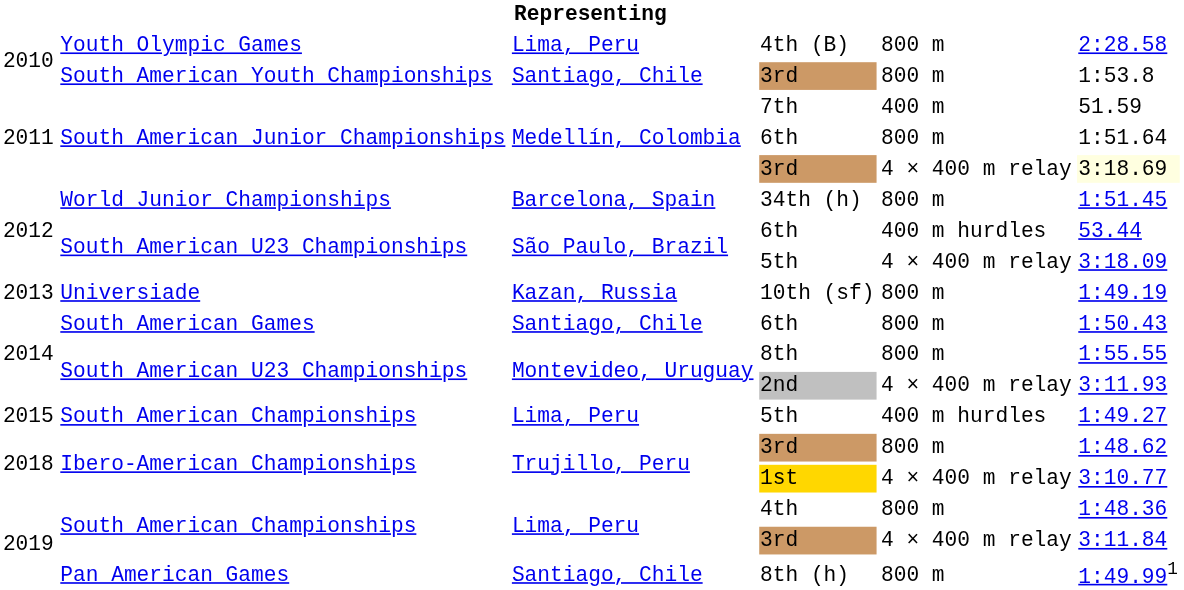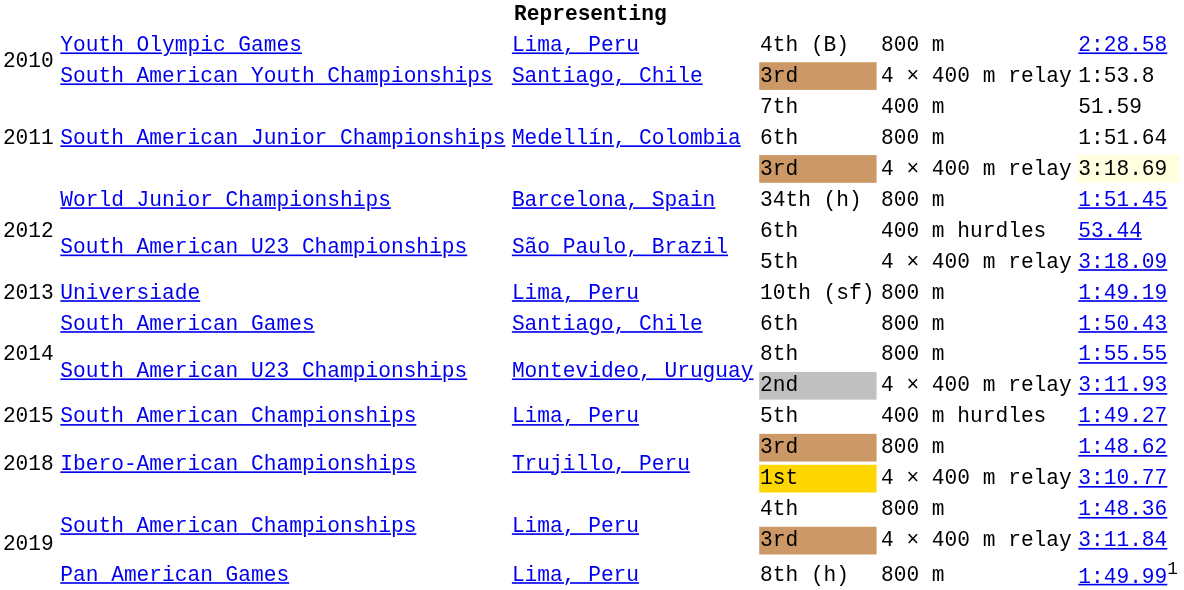(913, 76) 800 m -> (976, 76) 4 × 400 m relay
(595, 293) Kazan, Russia -> (575, 293) Lima, Peru
(607, 574) Santiago, Chile -> (575, 574) Lima, Peru
